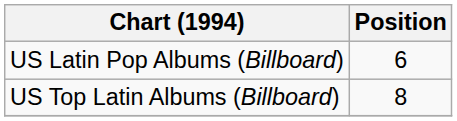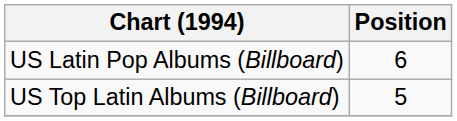(401, 97) 8 -> (401, 97) 5
